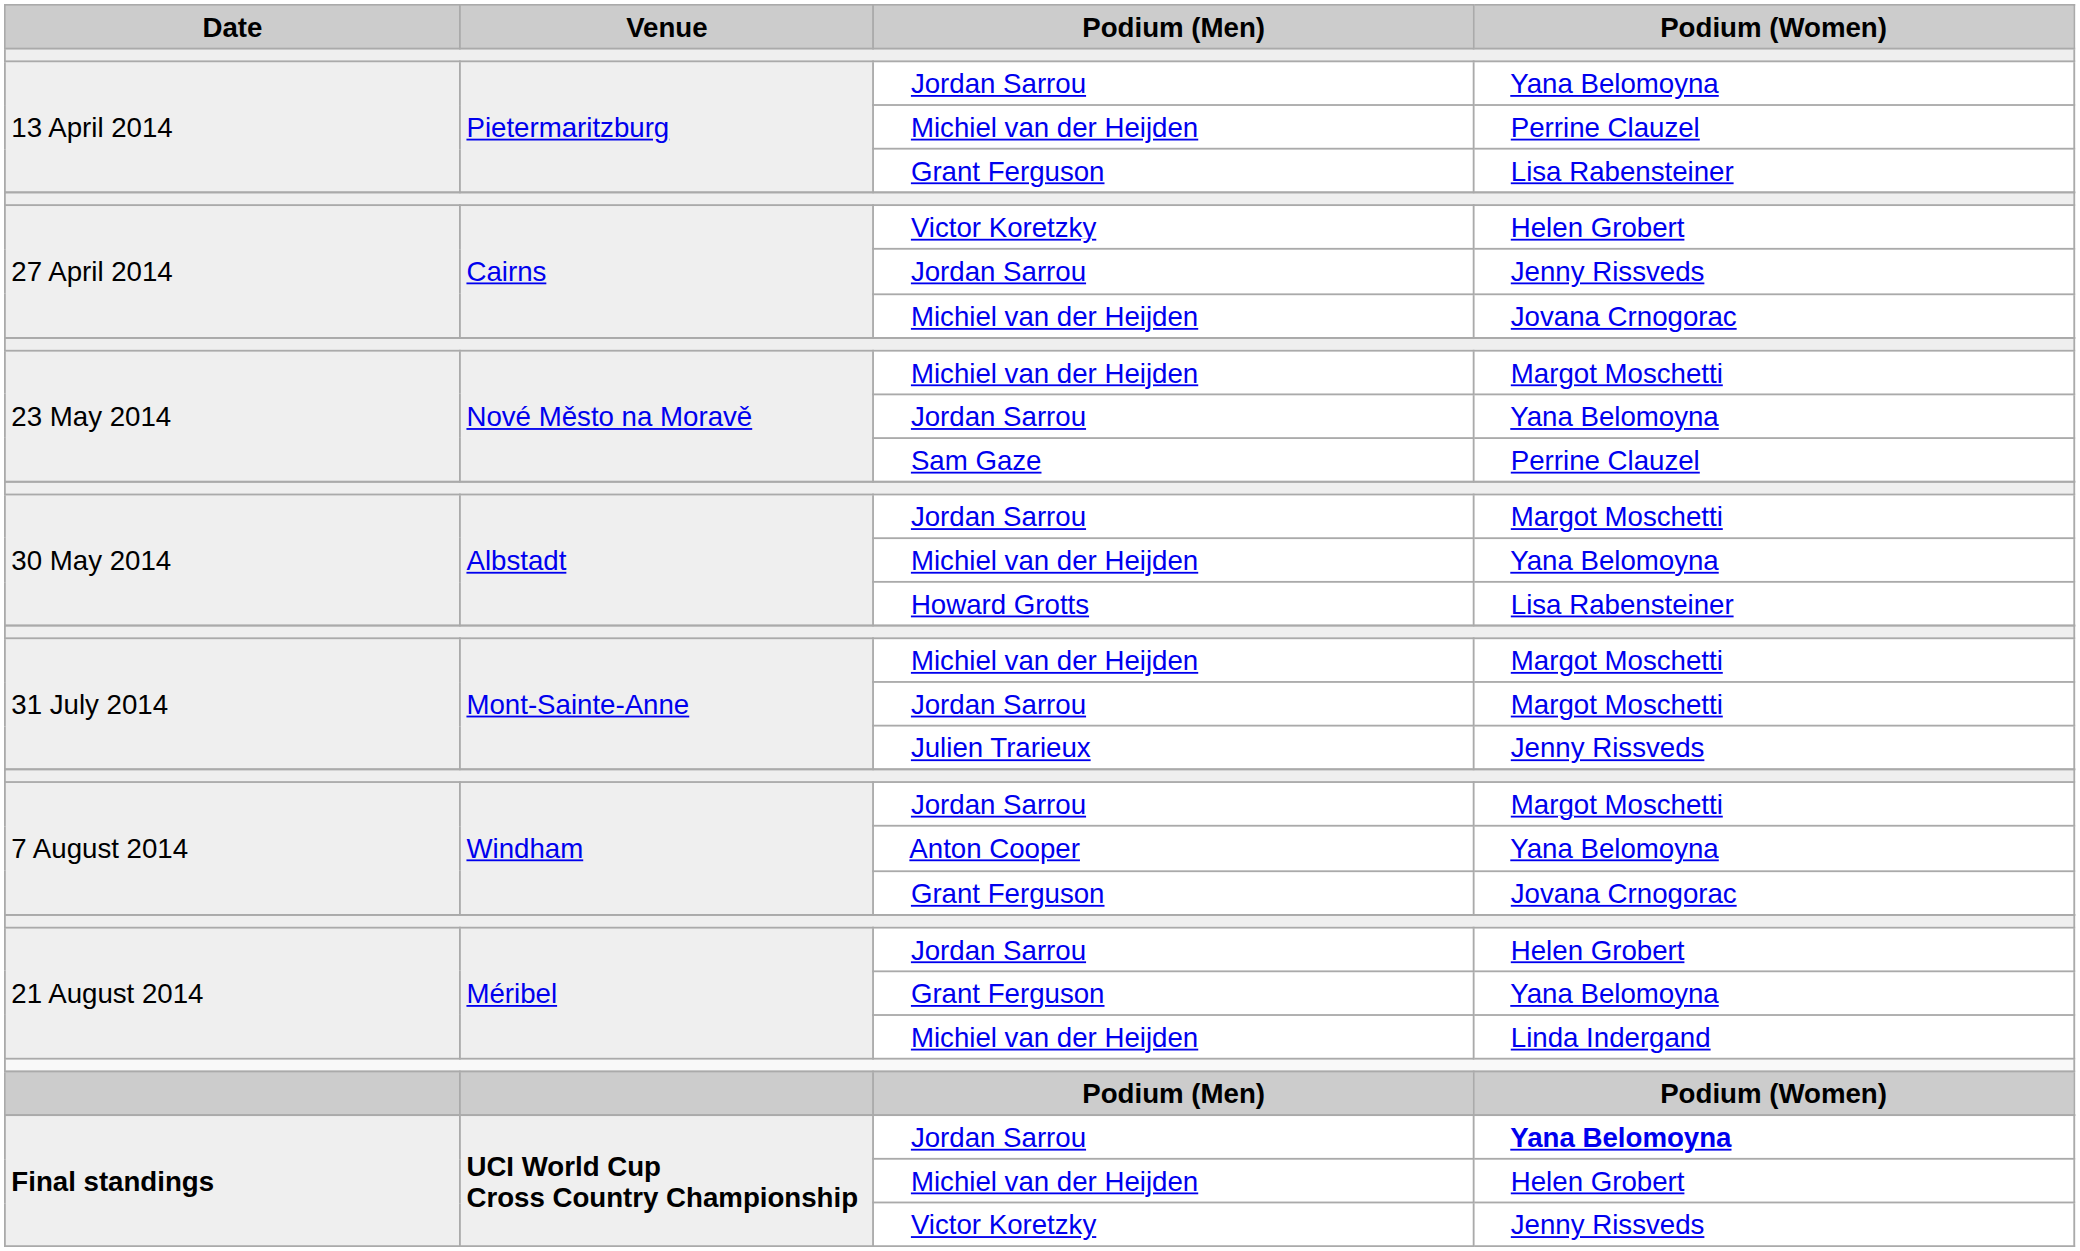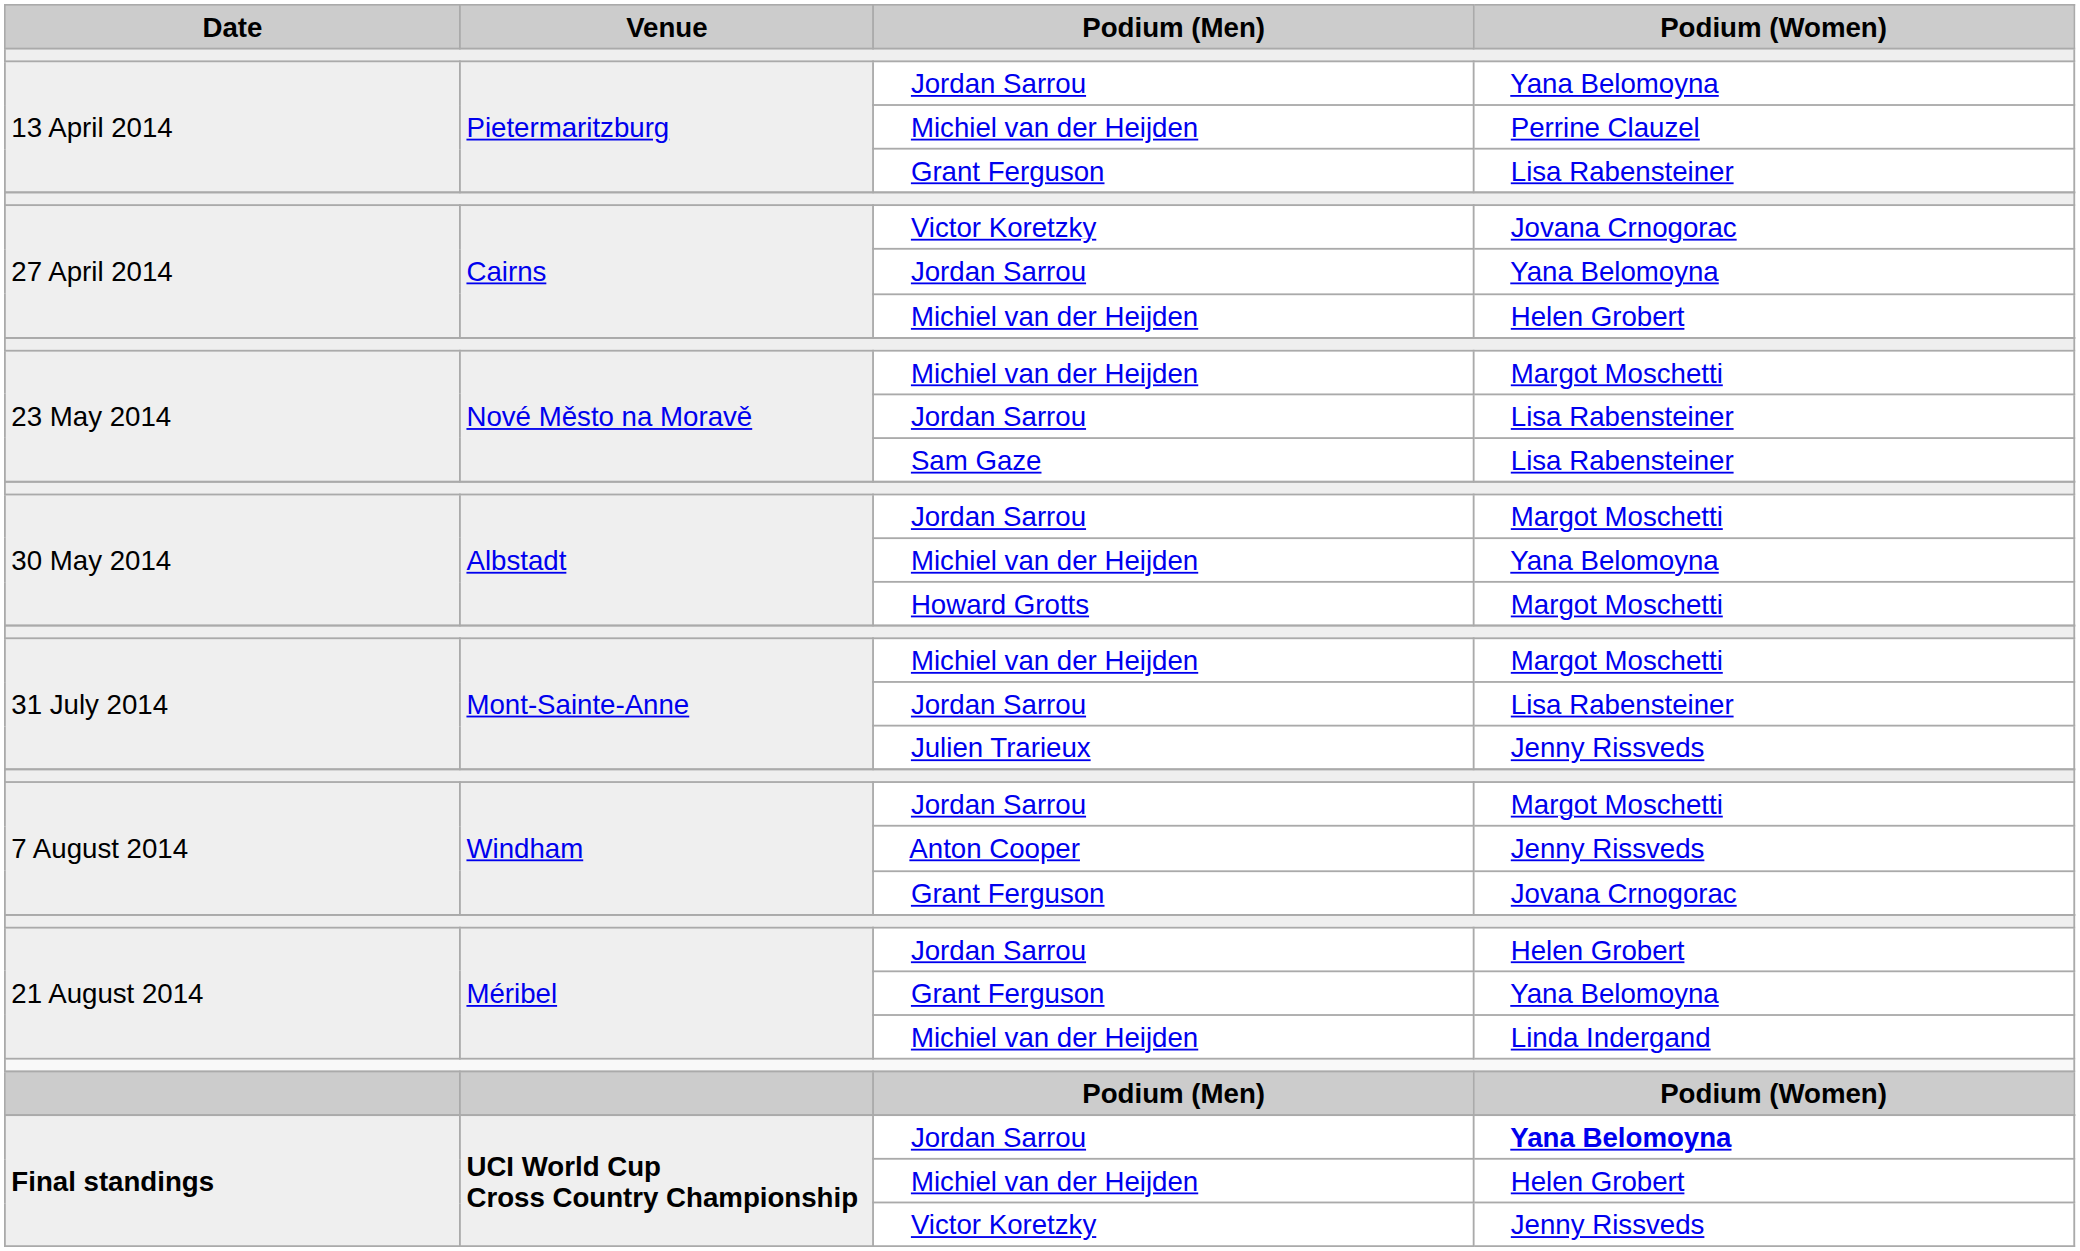(1582, 228) Helen Grobert -> (1608, 228) Jovana Crnogorac
(1592, 272) Jenny Rissveds -> (1599, 272) Yana Belomoyna
(1608, 315) Jovana Crnogorac -> (1582, 315) Helen Grobert
(1599, 416) Yana Belomoyna -> (1607, 416) Lisa Rabensteiner
(1590, 460) Perrine Clauzel -> (1607, 460) Lisa Rabensteiner
(1607, 604) Lisa Rabensteiner -> (1601, 604) Margot Moschetti
(1601, 704) Margot Moschetti -> (1607, 704) Lisa Rabensteiner
(1599, 849) Yana Belomoyna -> (1592, 849) Jenny Rissveds
